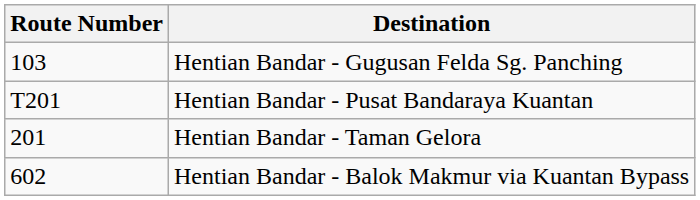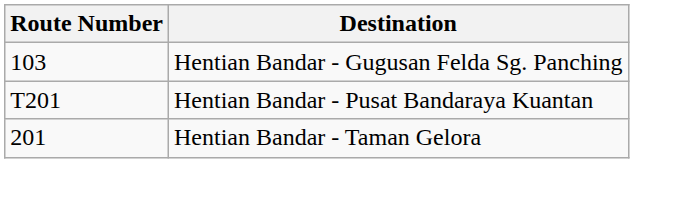- row: (432, 175)
